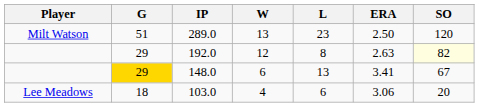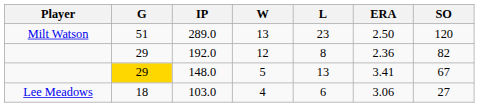(383, 53) 2.63 -> (383, 53) 2.36
(444, 53) lightyellow background -> (444, 53) no background
(263, 72) 6 -> (263, 72) 5
(444, 92) 20 -> (444, 92) 27
